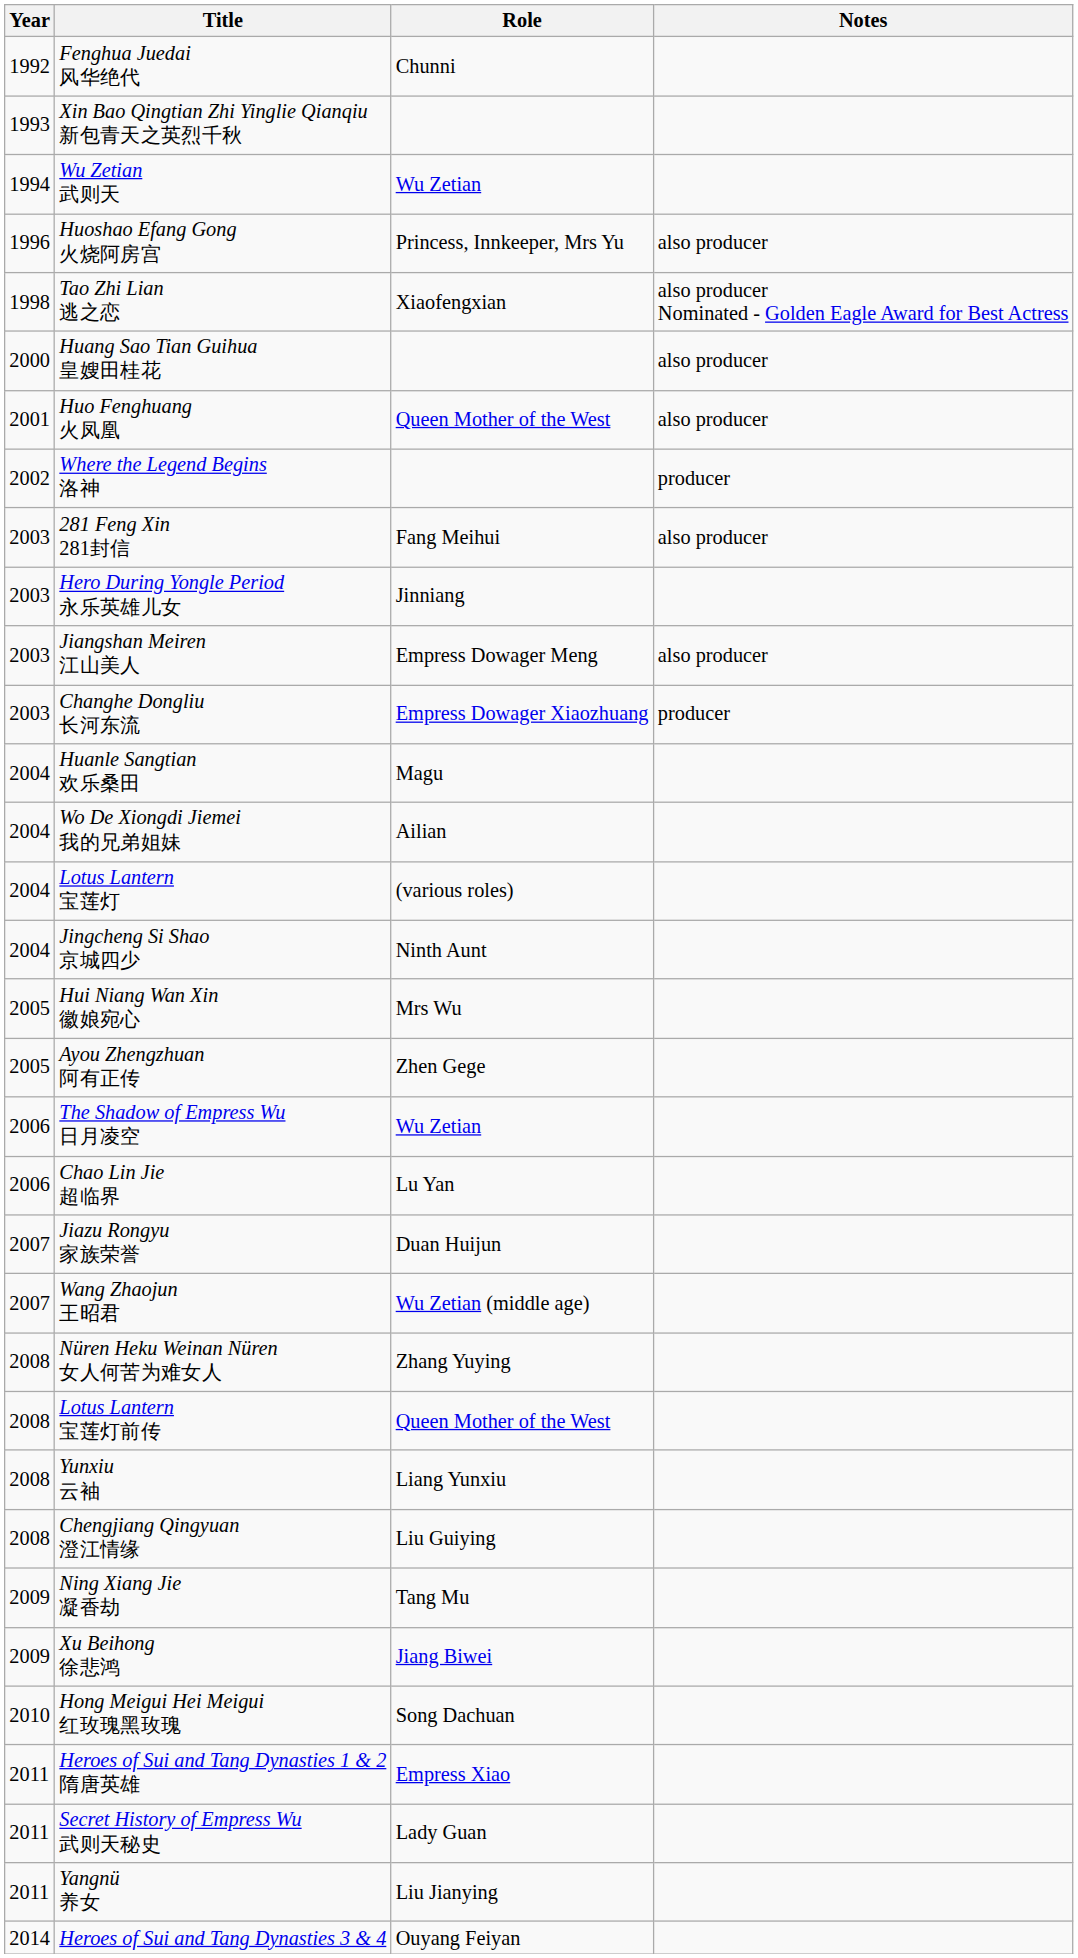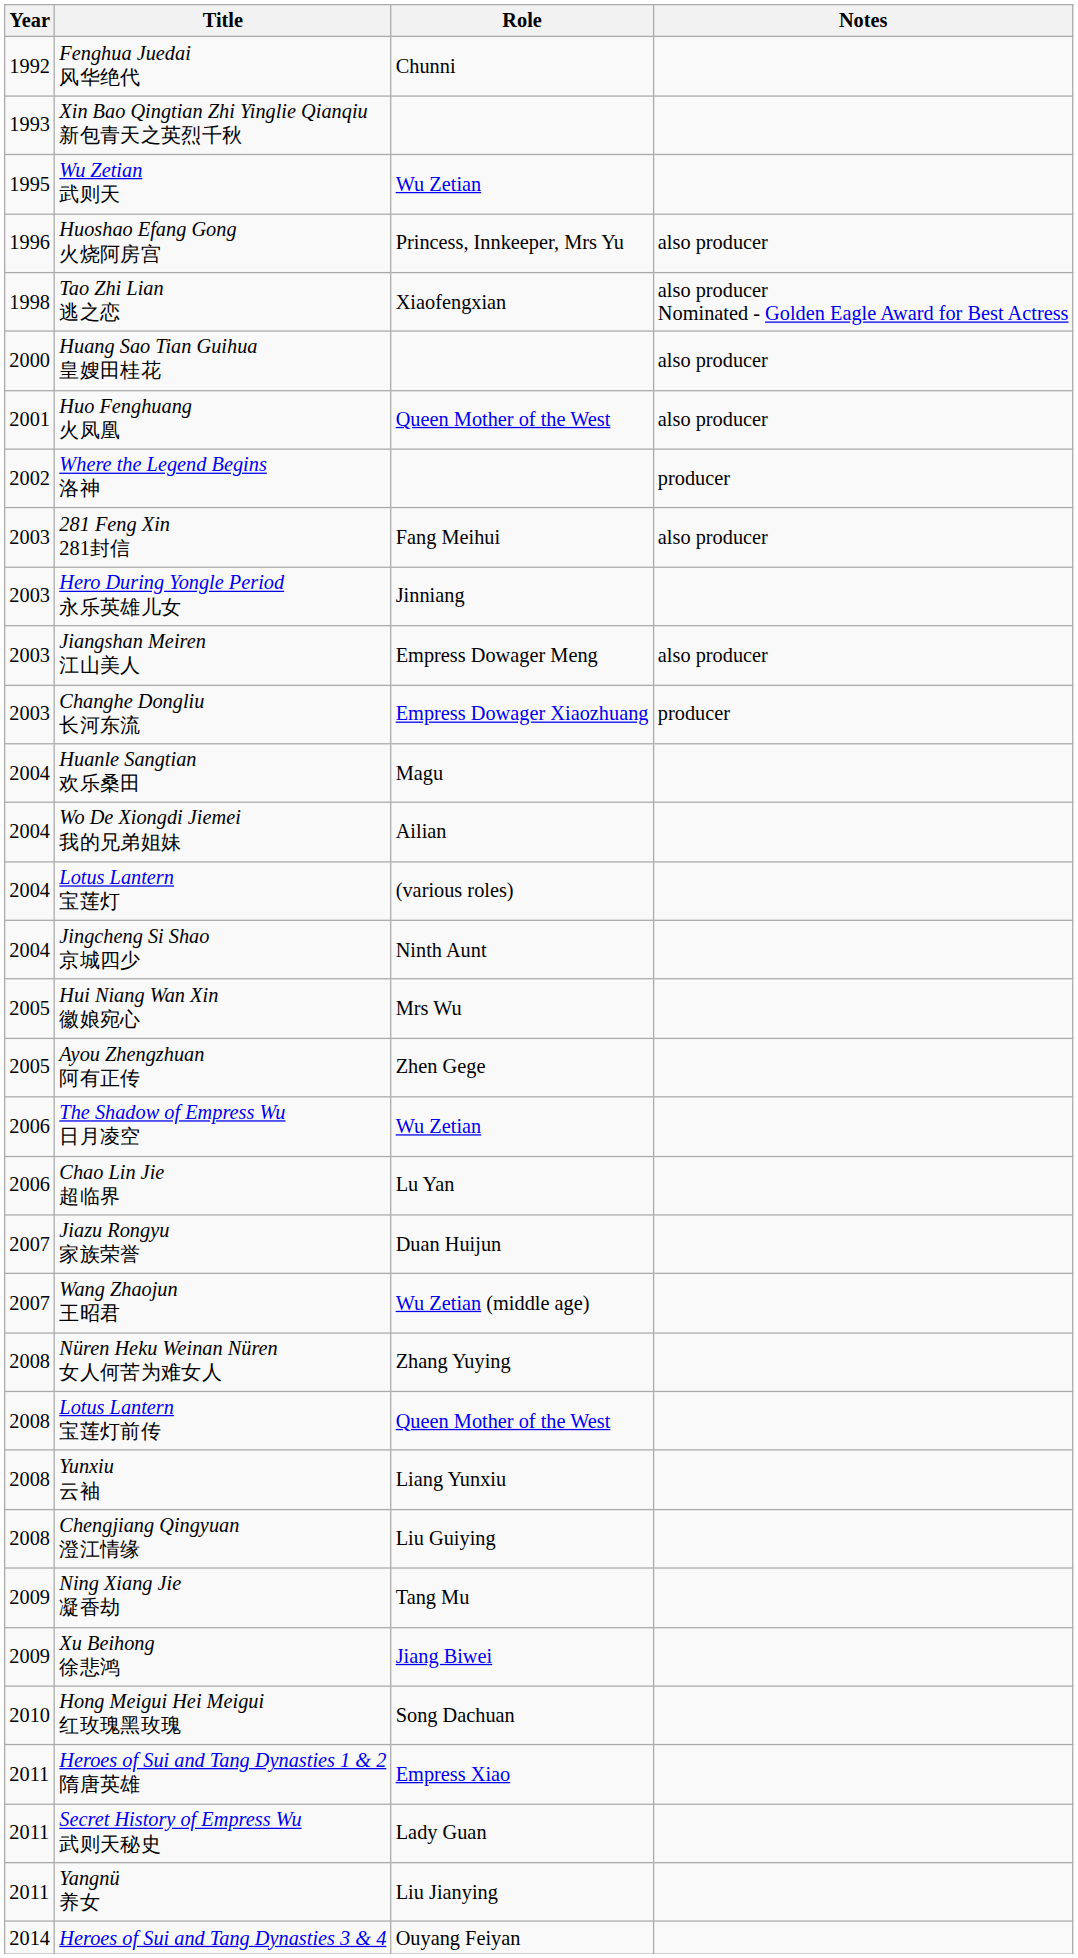(30, 183) 1994 -> (30, 183) 1995
